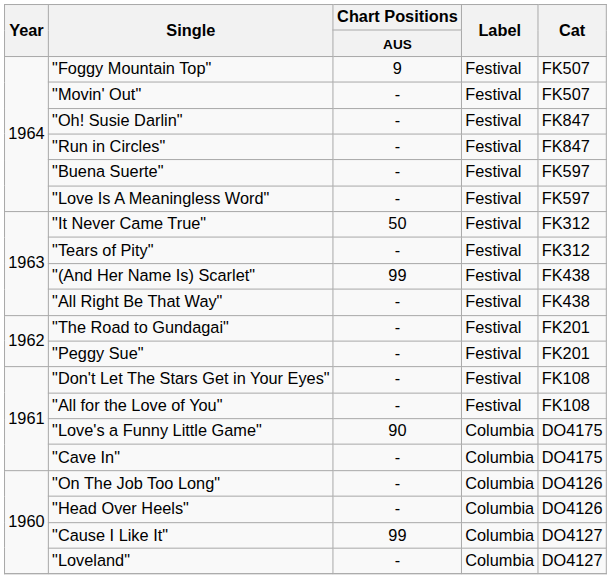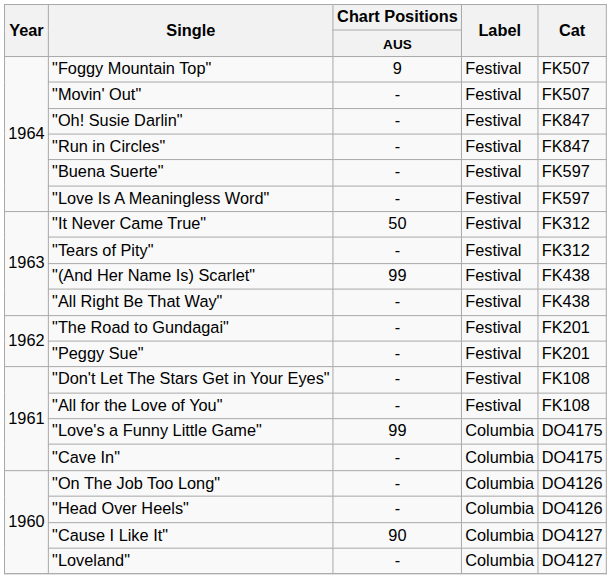(397, 431) 90 -> (397, 431) 99
(397, 535) 99 -> (397, 535) 90
